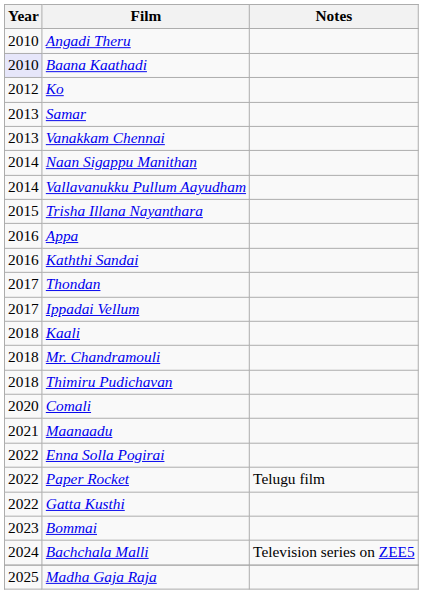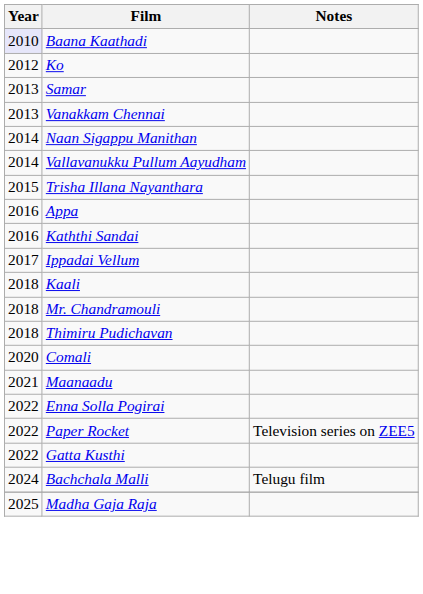- row: (88, 41)
- row: (73, 284)
(289, 479) Telugu film -> (334, 430) Television series on ZEE5
- row: (71, 528)
(334, 552) Television series on ZEE5 -> (289, 479) Telugu film
